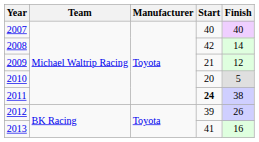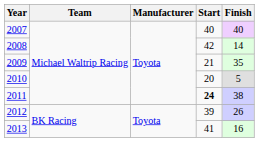(238, 63) 12 -> (238, 63) 35
